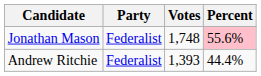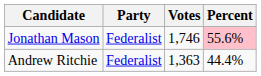(184, 37) 1,748 -> (184, 37) 1,746
(184, 60) 1,393 -> (184, 60) 1,363
